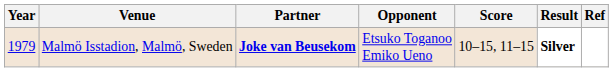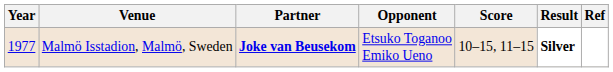(22, 47) 1979 -> (22, 47) 1977
